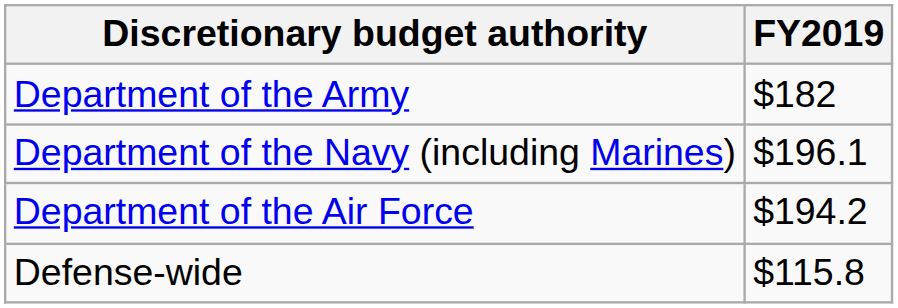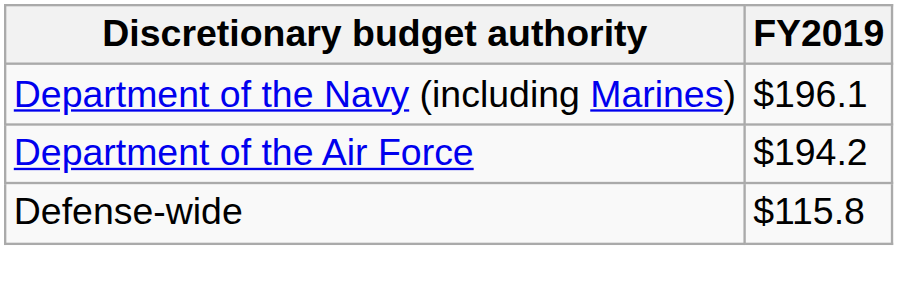- row: (211, 93)
